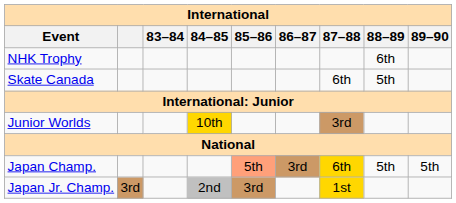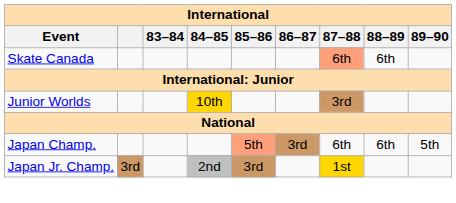- row: (45, 58)
(342, 79) no background -> (342, 58) lightsalmon background
(386, 79) 5th -> (386, 58) 6th
(342, 166) gold background -> (342, 144) no background
(386, 166) 5th -> (386, 144) 6th
